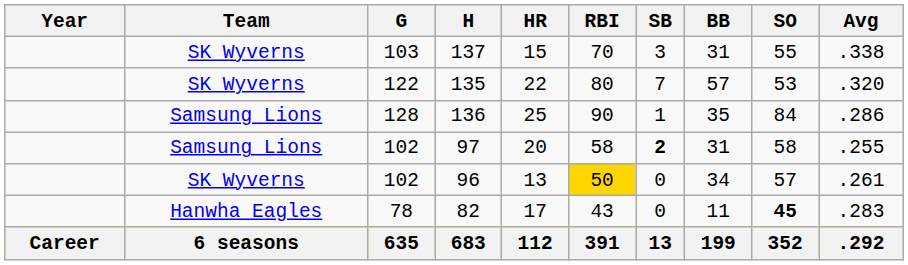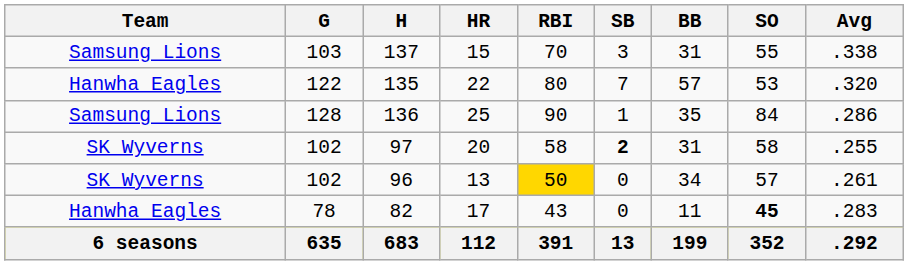- column: (65, 21)
(246, 52) SK Wyverns -> (145, 52) Samsung Lions
(246, 84) SK Wyverns -> (145, 84) Hanwha Eagles
(246, 148) Samsung Lions -> (145, 148) SK Wyverns
